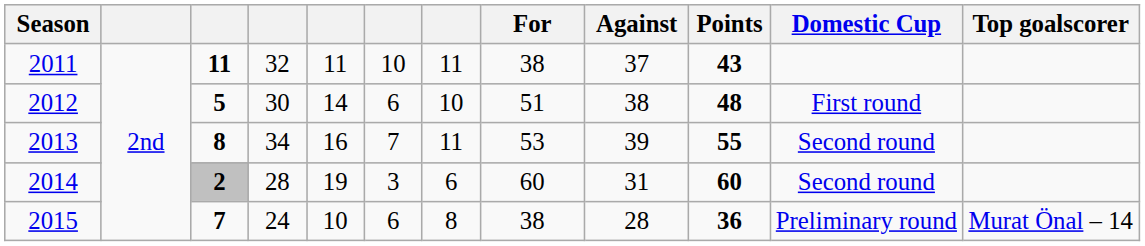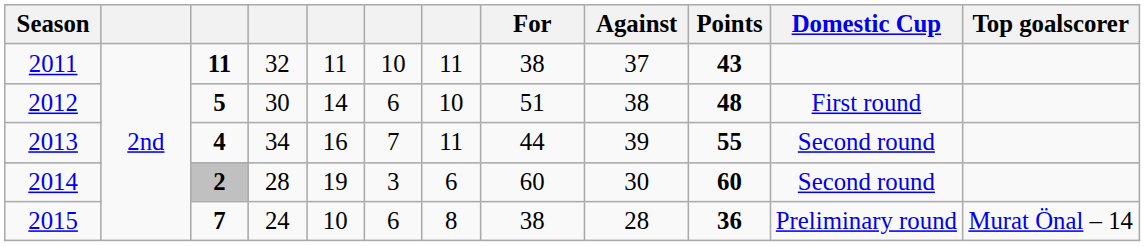(219, 142) 8 -> (219, 142) 4
(532, 142) 53 -> (532, 142) 44
(637, 181) 31 -> (637, 181) 30
